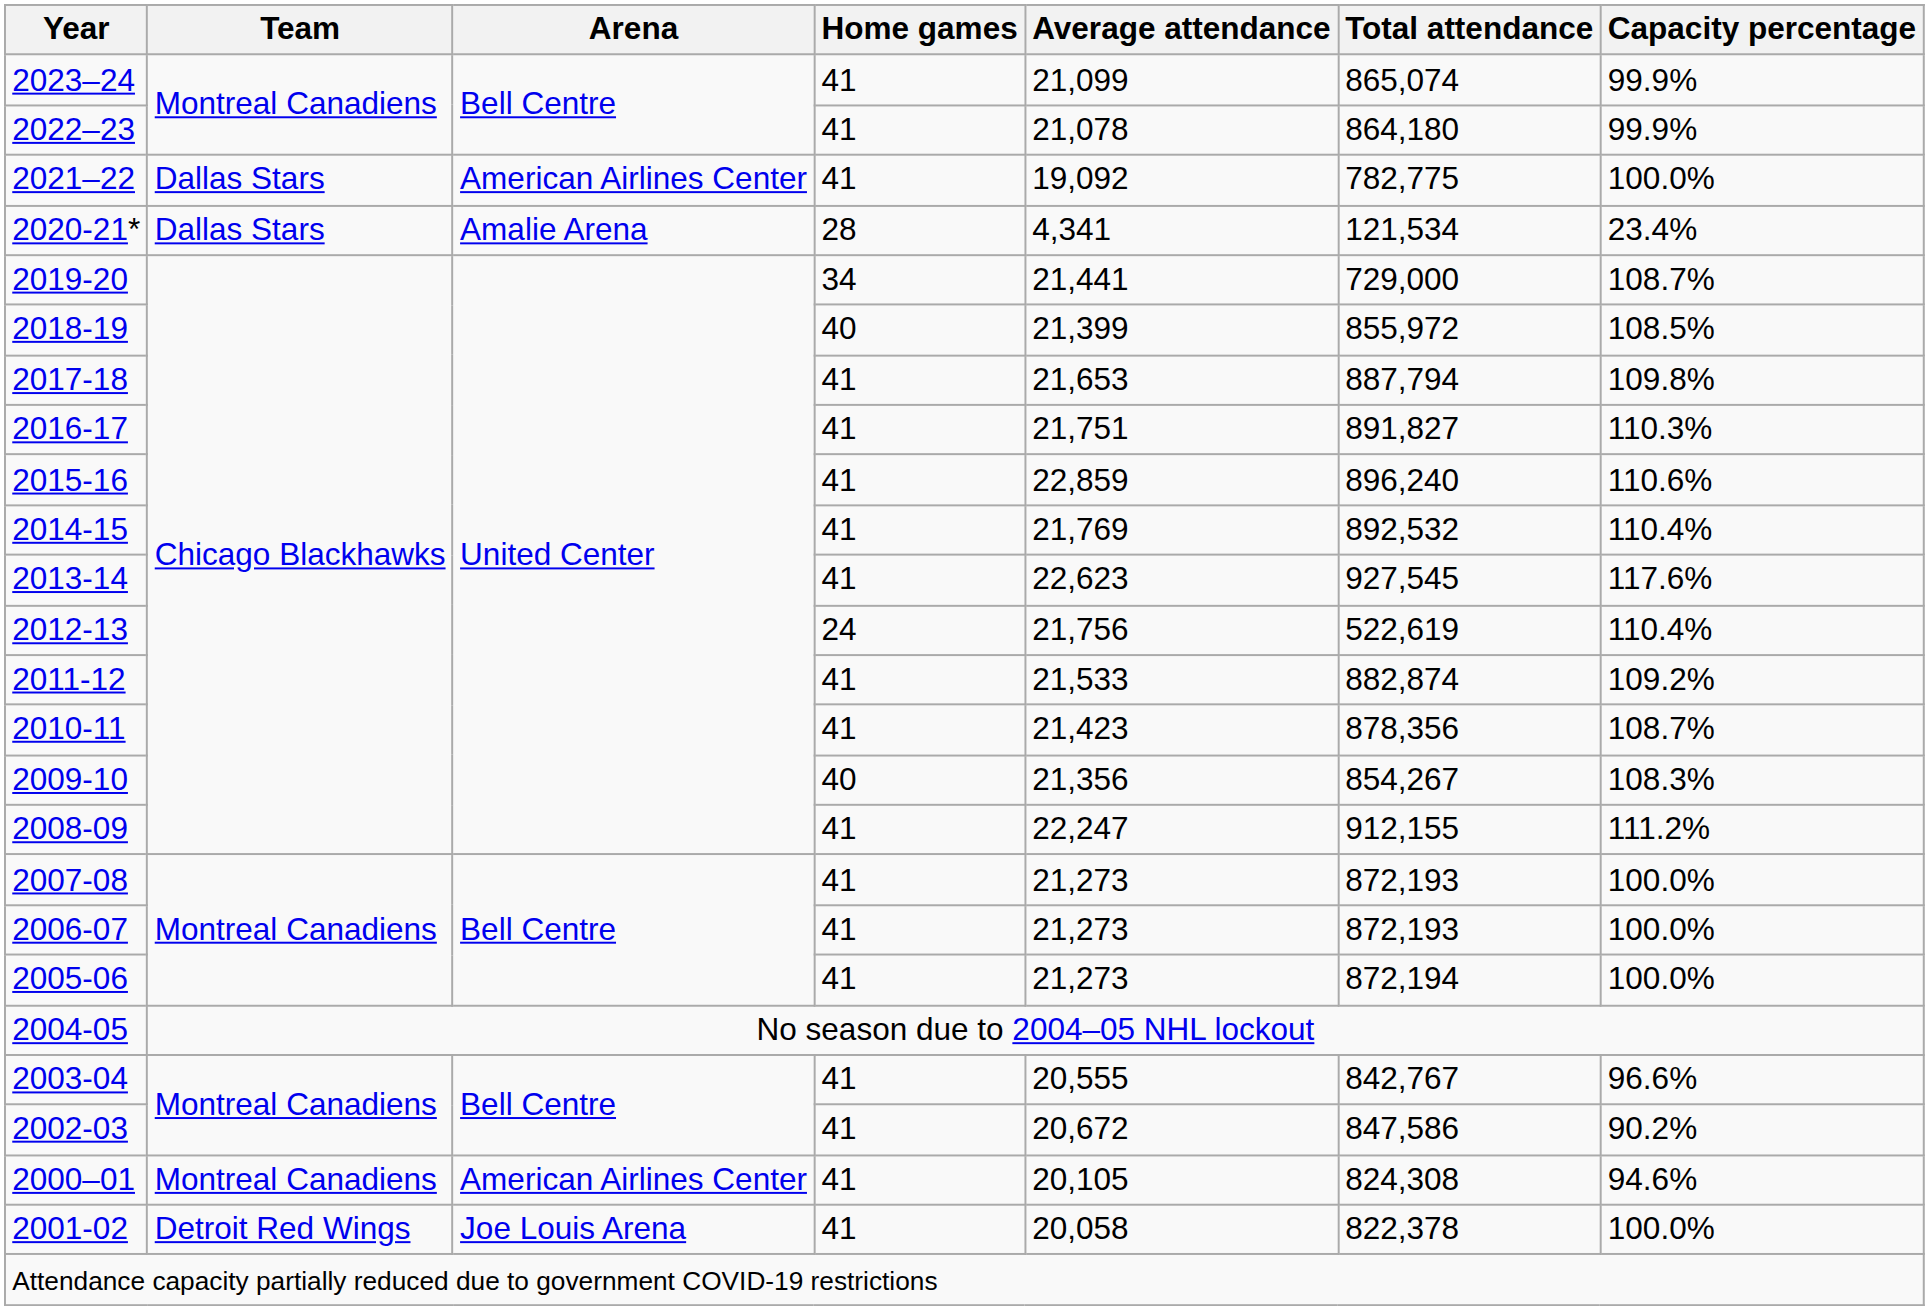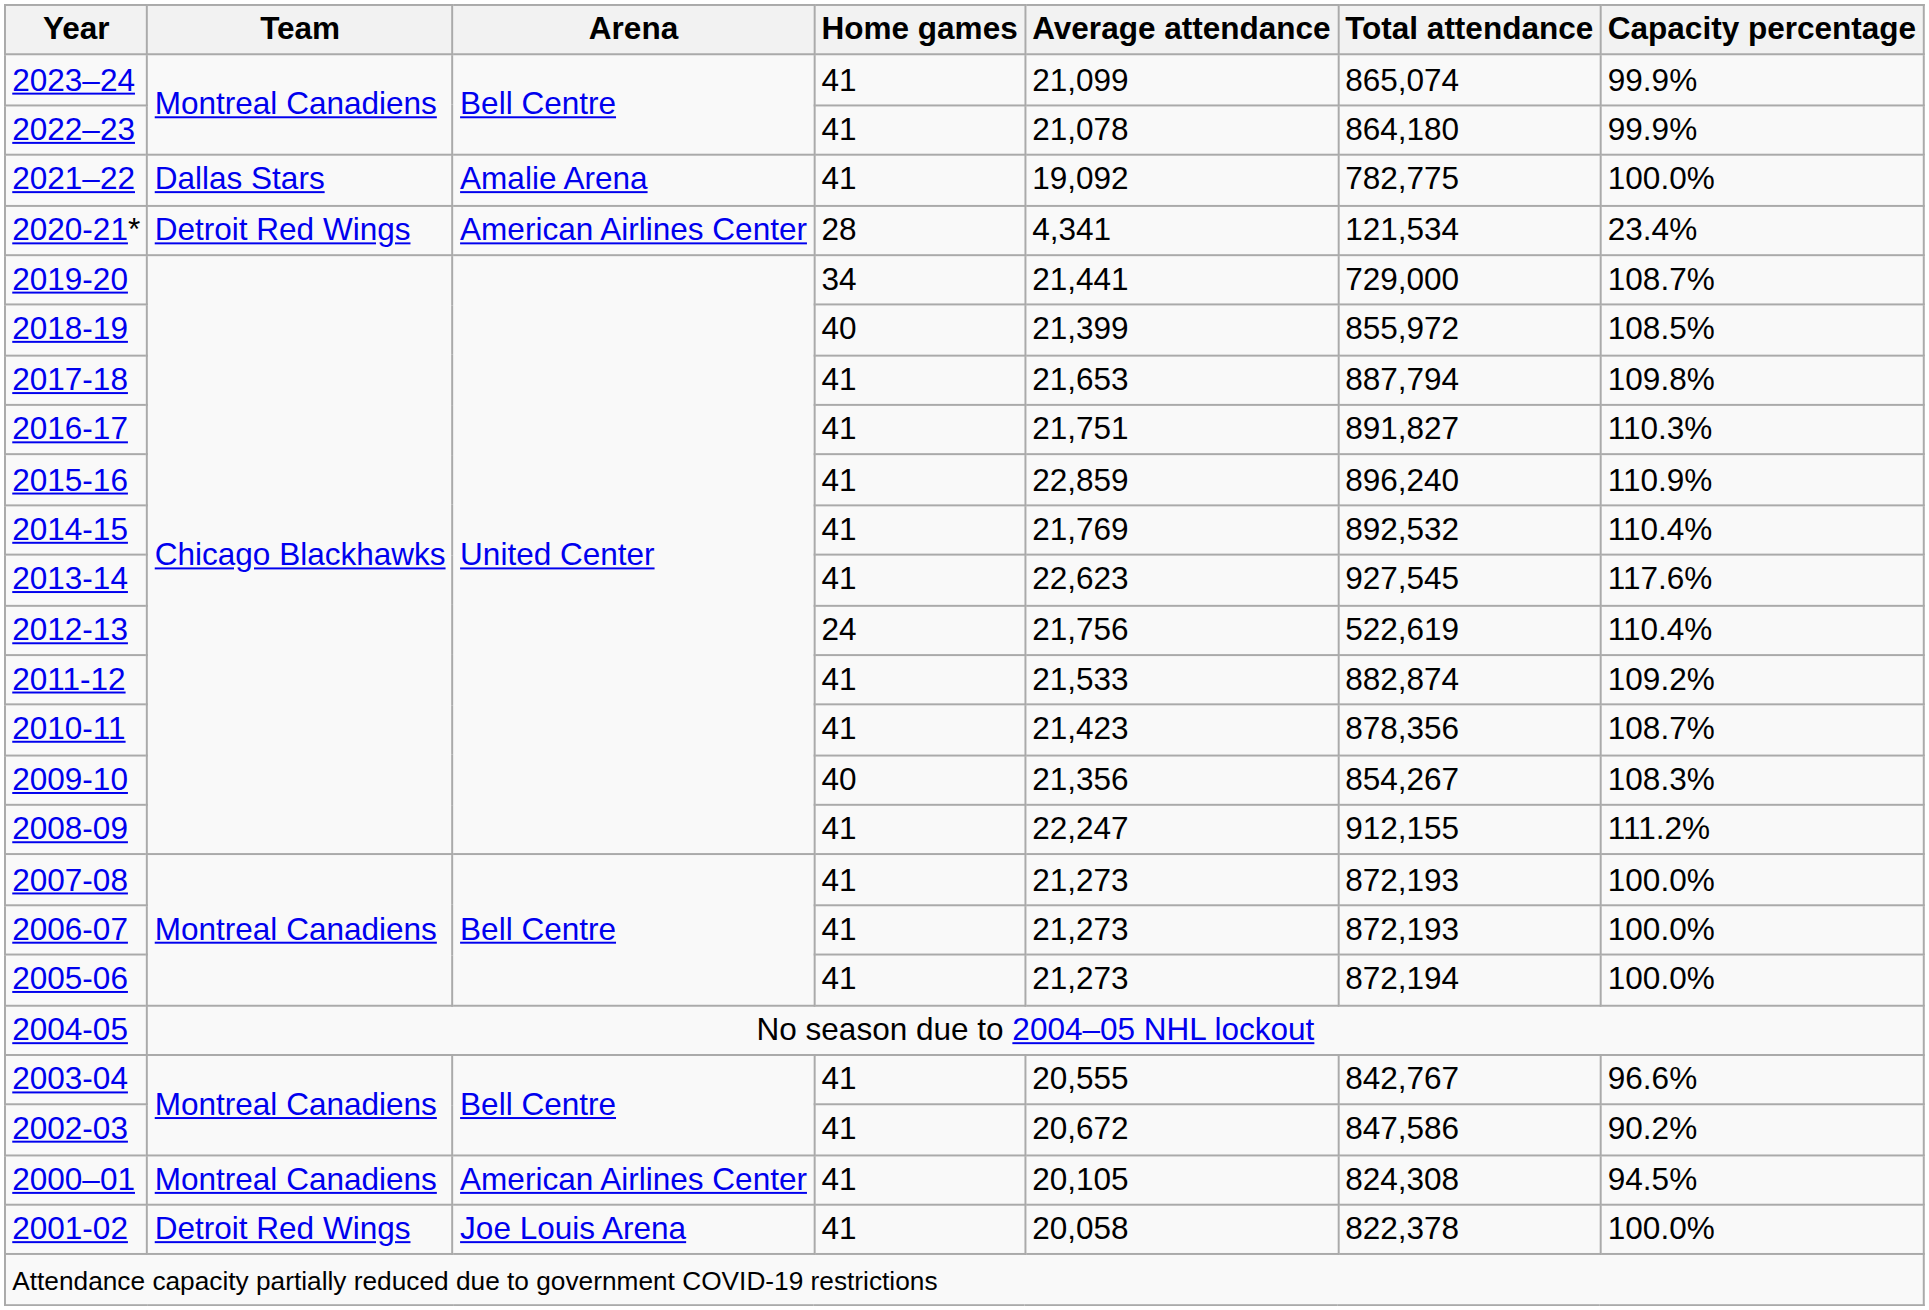(634, 179) American Airlines Center -> (554, 179) Amalie Arena
(240, 229) Dallas Stars -> (283, 229) Detroit Red Wings
(554, 229) Amalie Arena -> (634, 229) American Airlines Center
(1660, 479) 110.6% -> (1660, 479) 110.9%
(1652, 1179) 94.6% -> (1652, 1179) 94.5%
